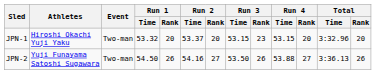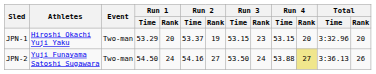(147, 38) 53.32 -> (147, 38) 53.29
(216, 38) 20 -> (216, 38) 19
(170, 59) 26 -> (170, 59) 24
(261, 59) 26 -> (261, 59) 24
(307, 59) no background -> (307, 59) khaki background
